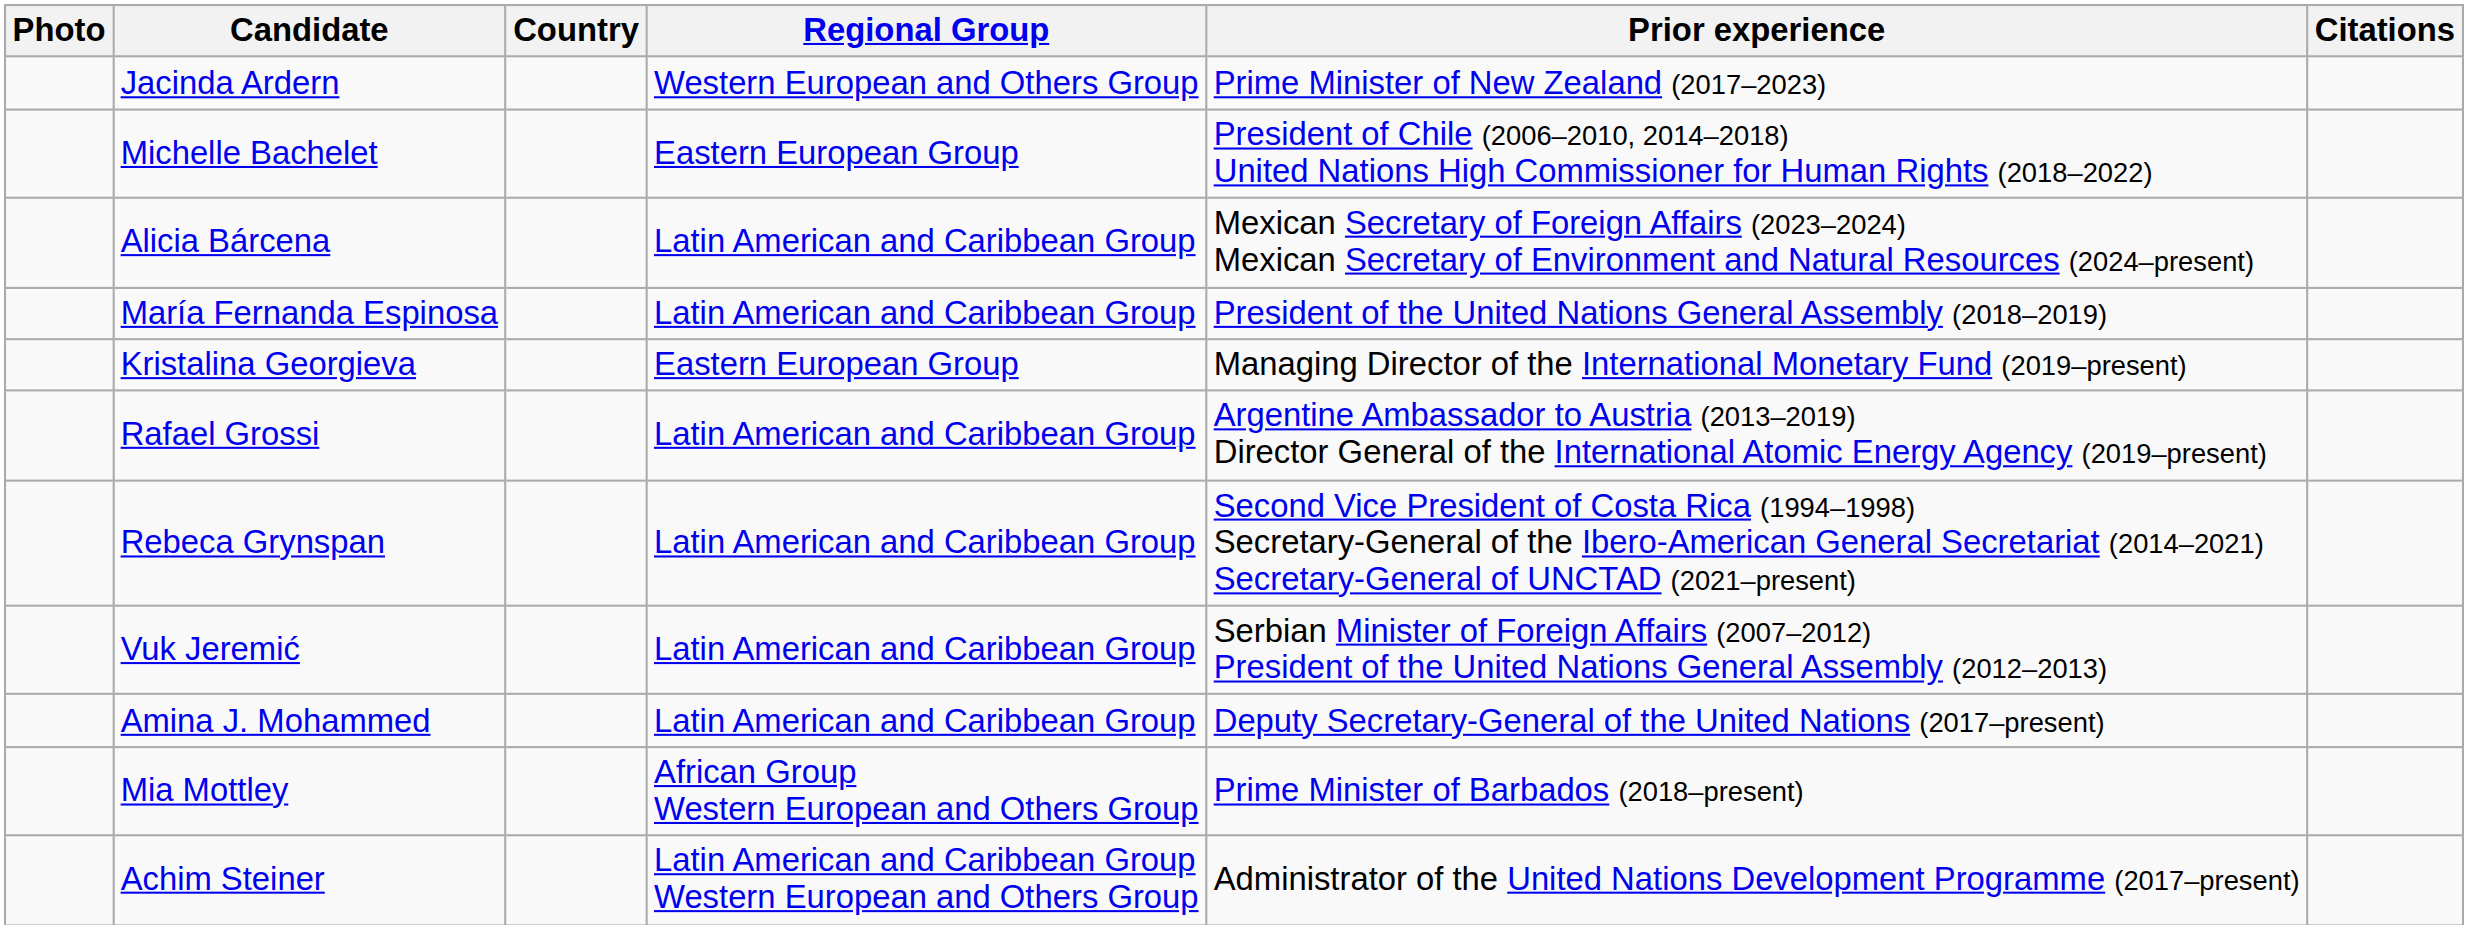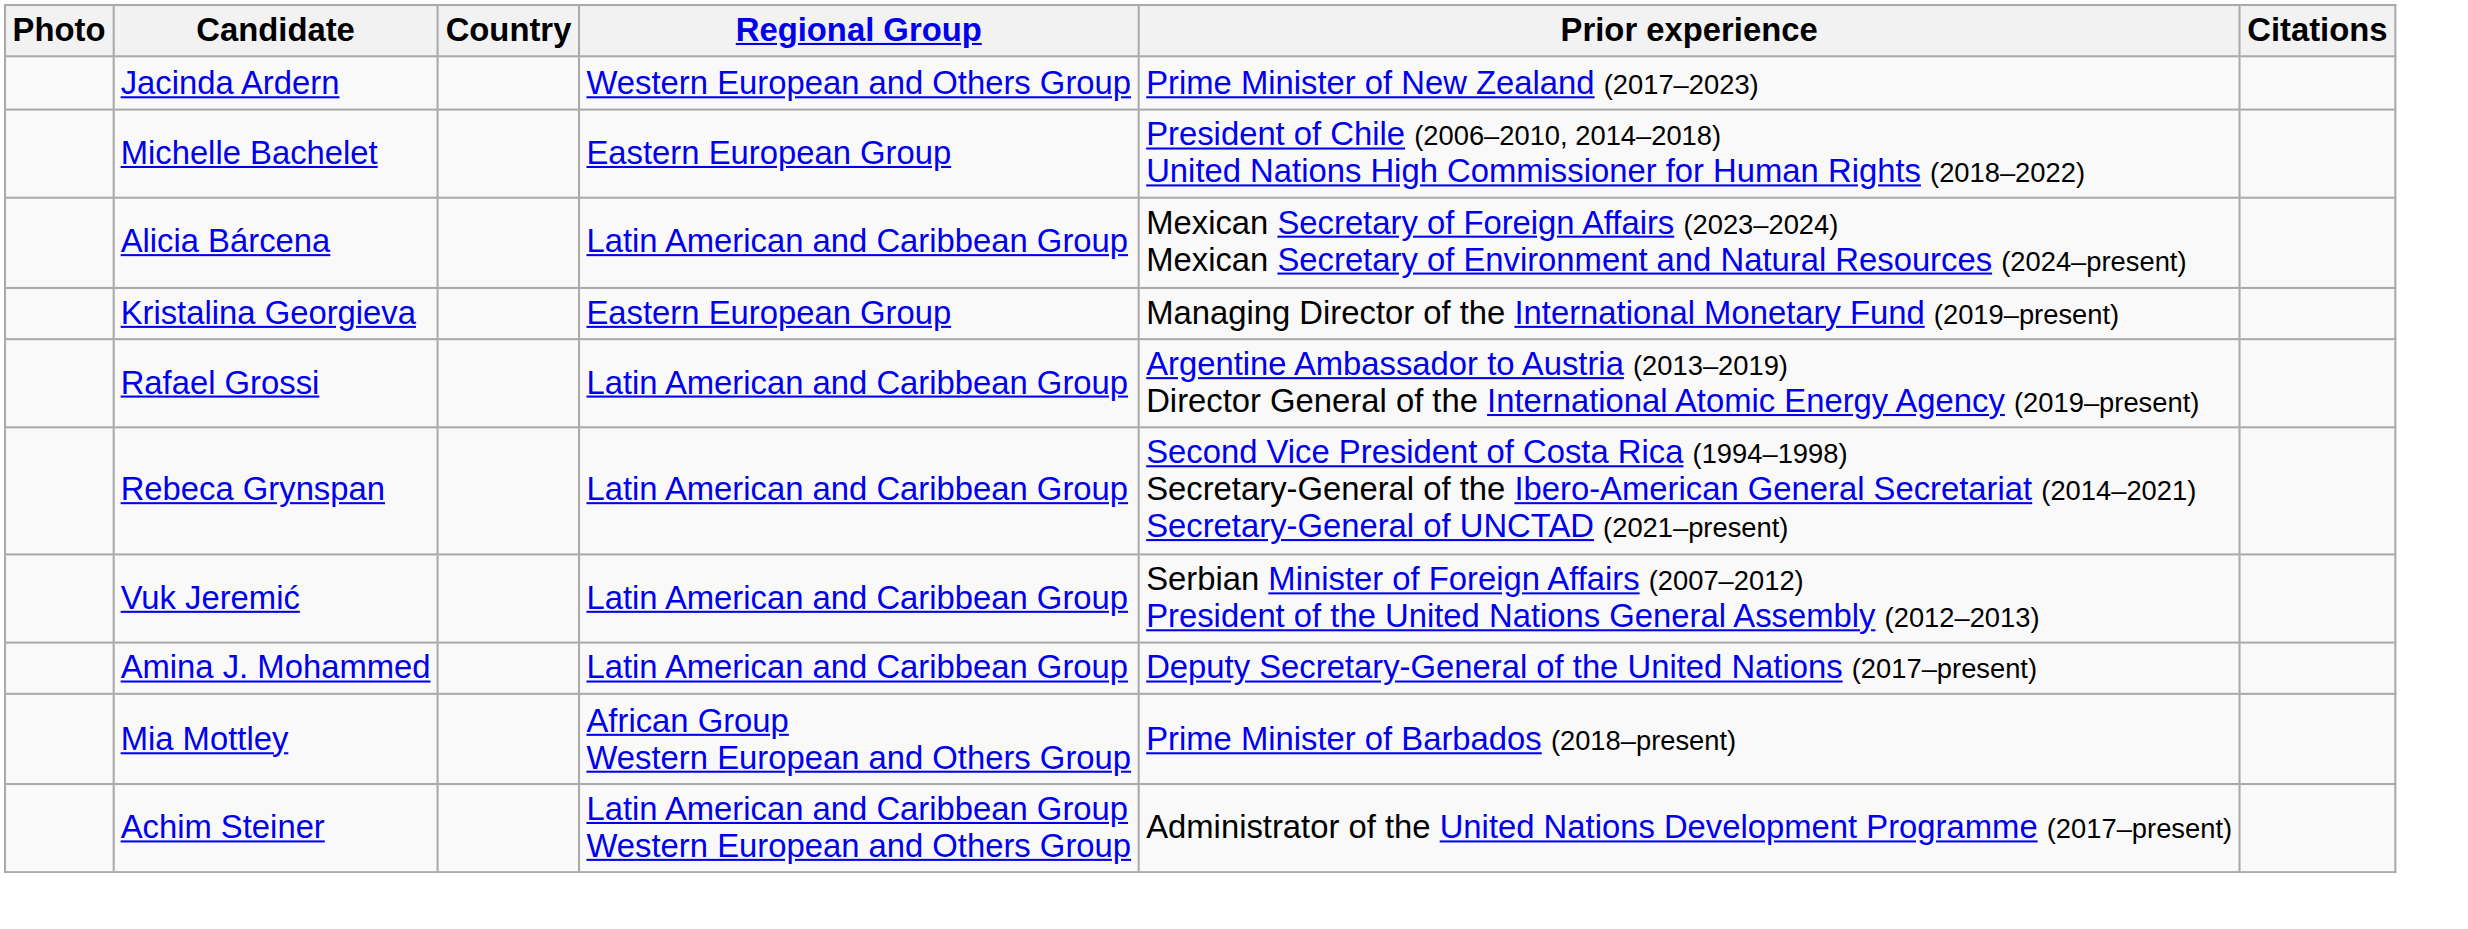- row: (309, 312)
